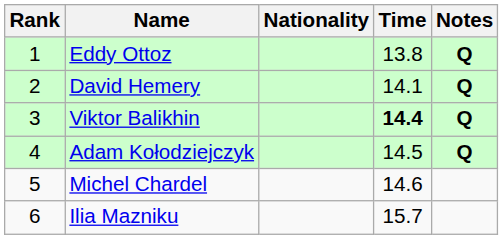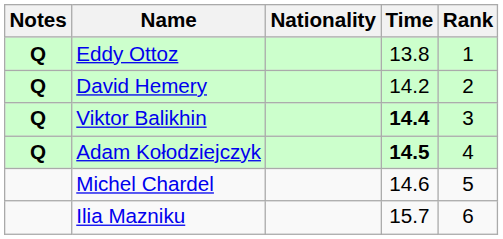columns swapped: (35, 20) <-> (465, 20)
(403, 86) 14.1 -> (409, 86) 14.2
(403, 151) normal -> (409, 151) bold
